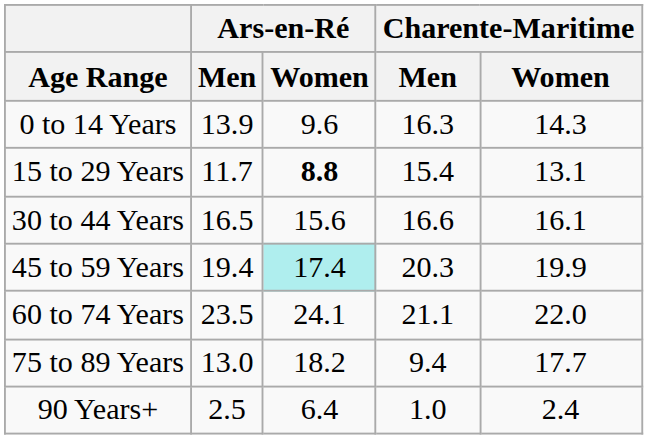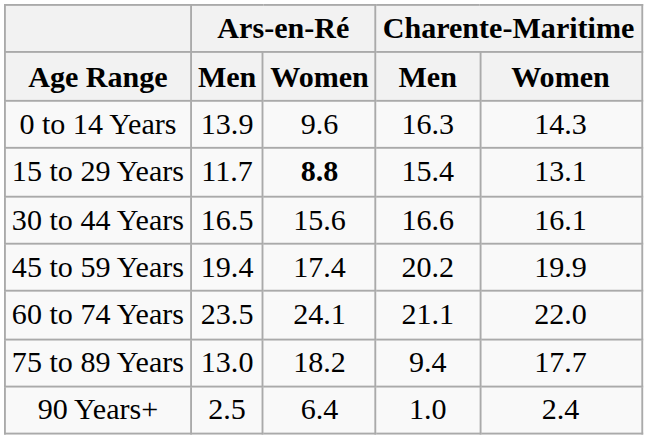(320, 266) paleturquoise background -> (320, 266) no background
(428, 266) 20.3 -> (428, 266) 20.2
